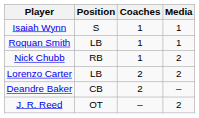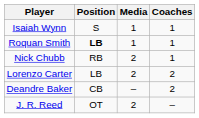columns swapped: (179, 12) <-> (140, 12)
(96, 43) normal -> (96, 43) bold
